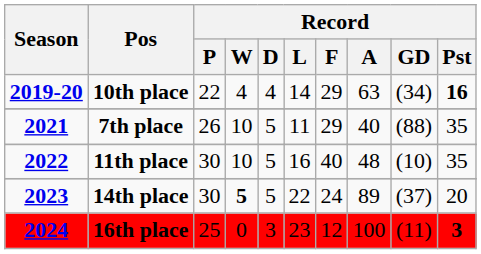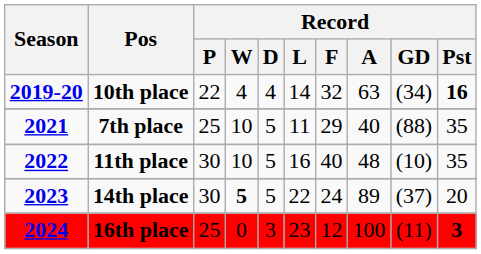(332, 91) 29 -> (332, 91) 32
(210, 126) 26 -> (210, 126) 25
